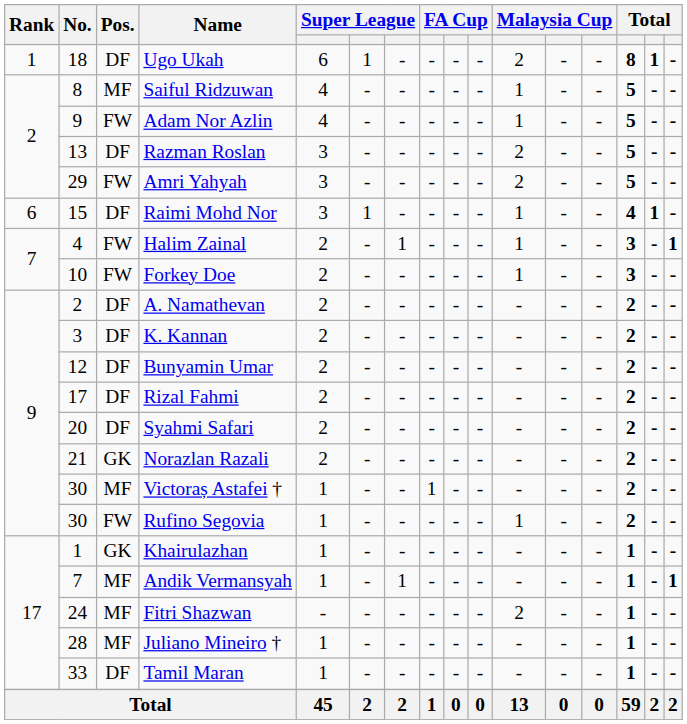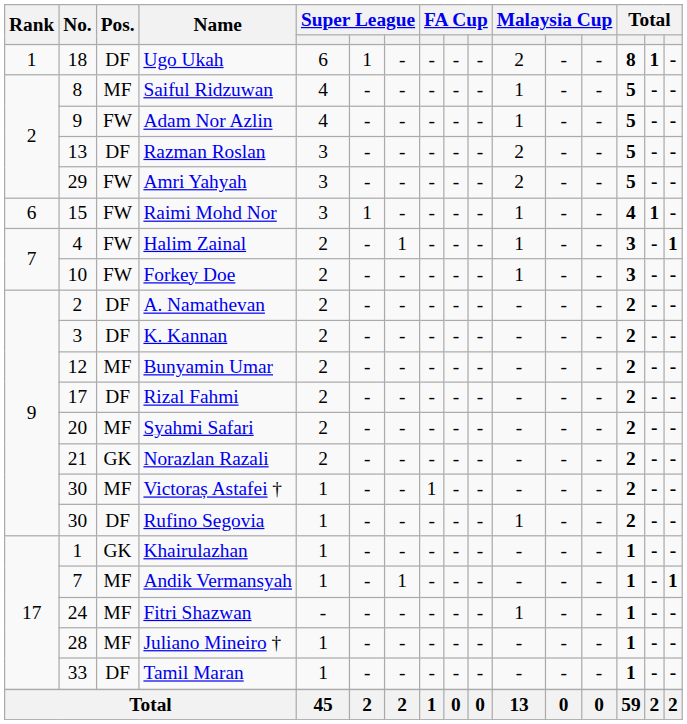(118, 212) DF -> (118, 212) FW
(118, 366) DF -> (118, 366) MF
(118, 427) DF -> (118, 427) MF
(118, 520) FW -> (118, 520) DF
(519, 612) 2 -> (519, 612) 1
